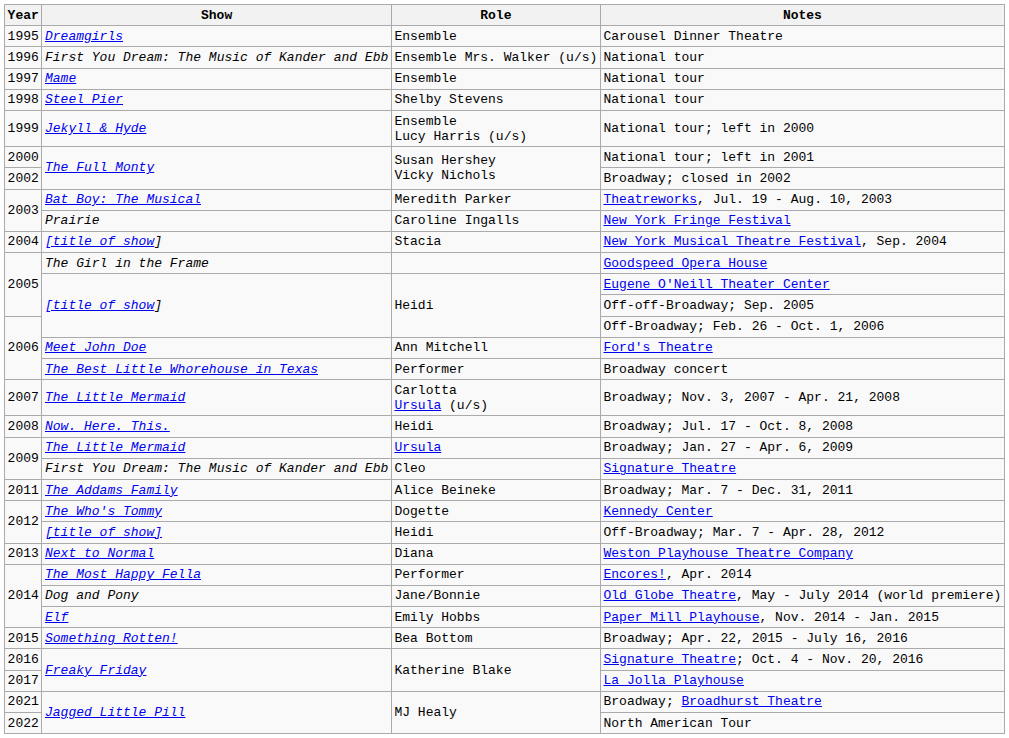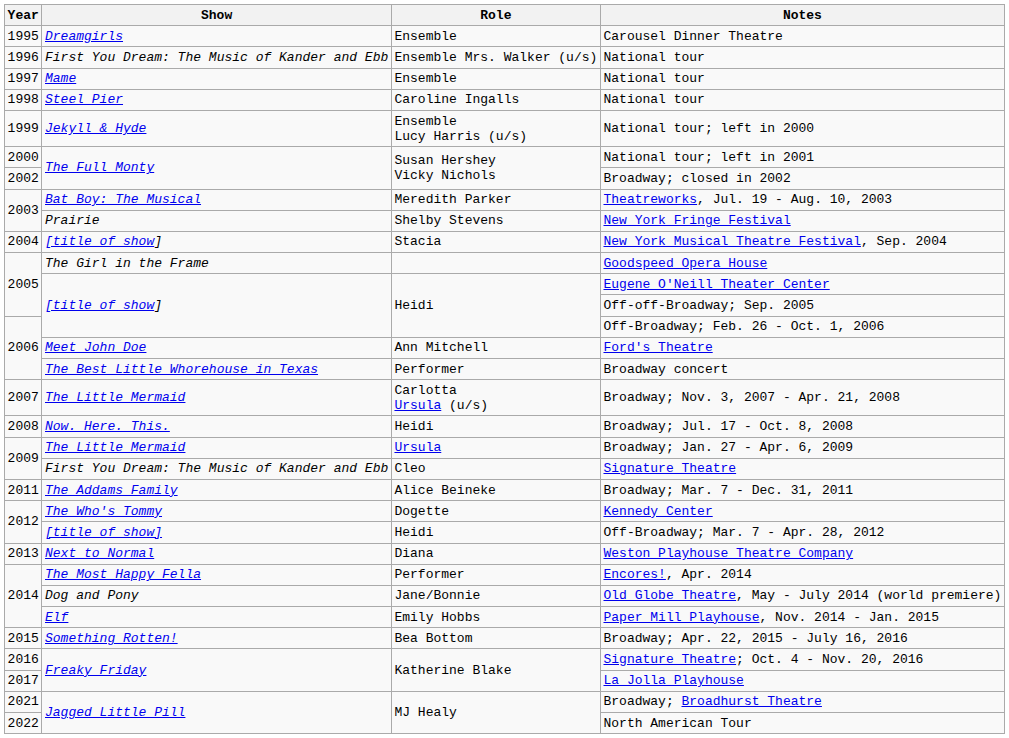(449, 100) Shelby Stevens -> (457, 100) Caroline Ingalls
(457, 221) Caroline Ingalls -> (449, 221) Shelby Stevens
